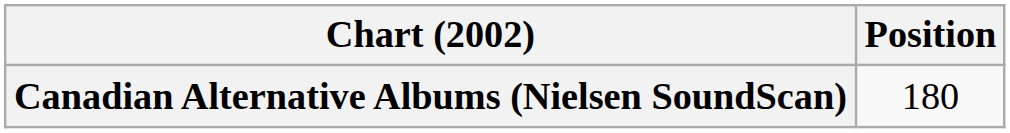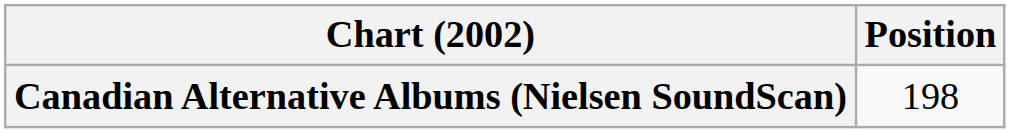(930, 95) 180 -> (930, 95) 198
